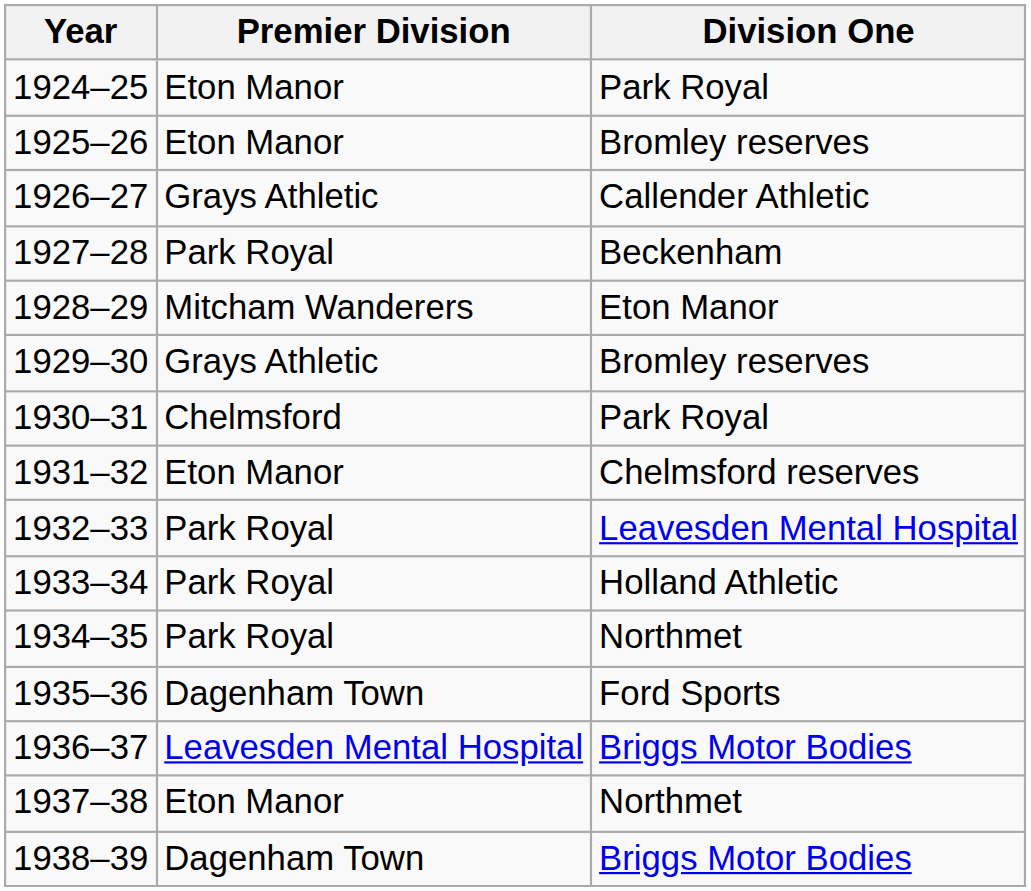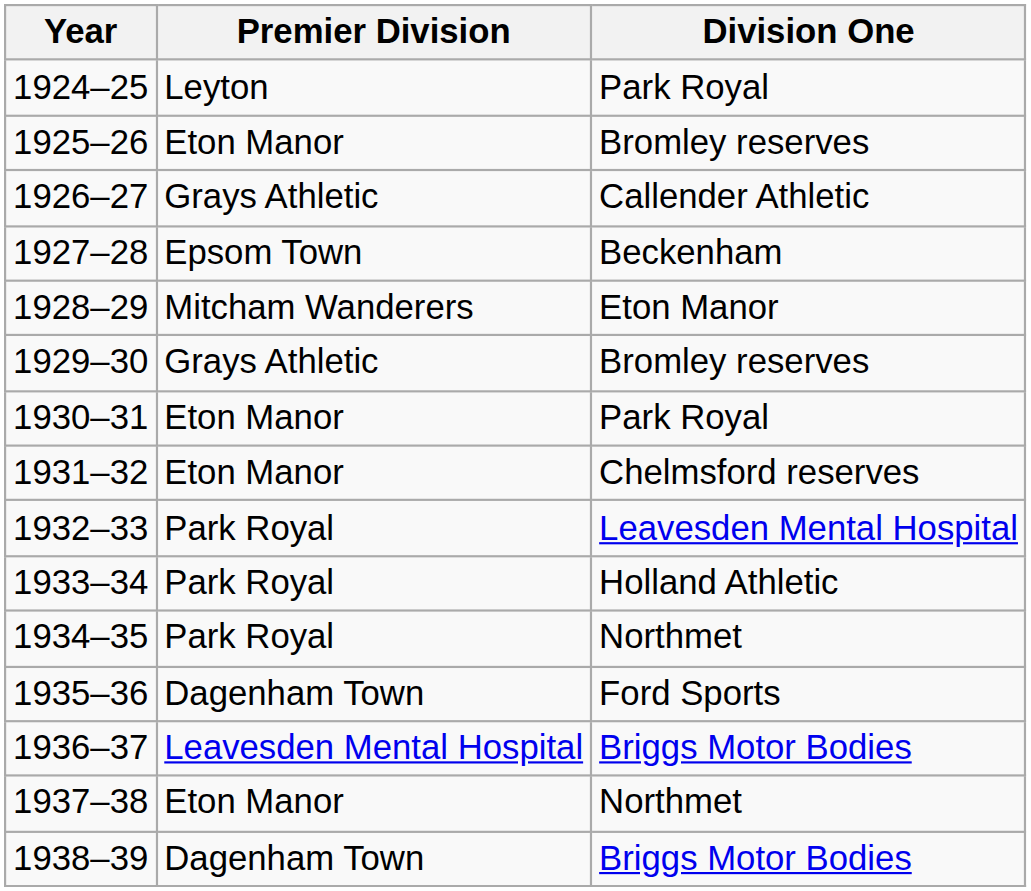(254, 87) Eton Manor -> (216, 87) Leyton
(249, 252) Park Royal -> (263, 252) Epsom Town
(253, 417) Chelmsford -> (254, 417) Eton Manor
